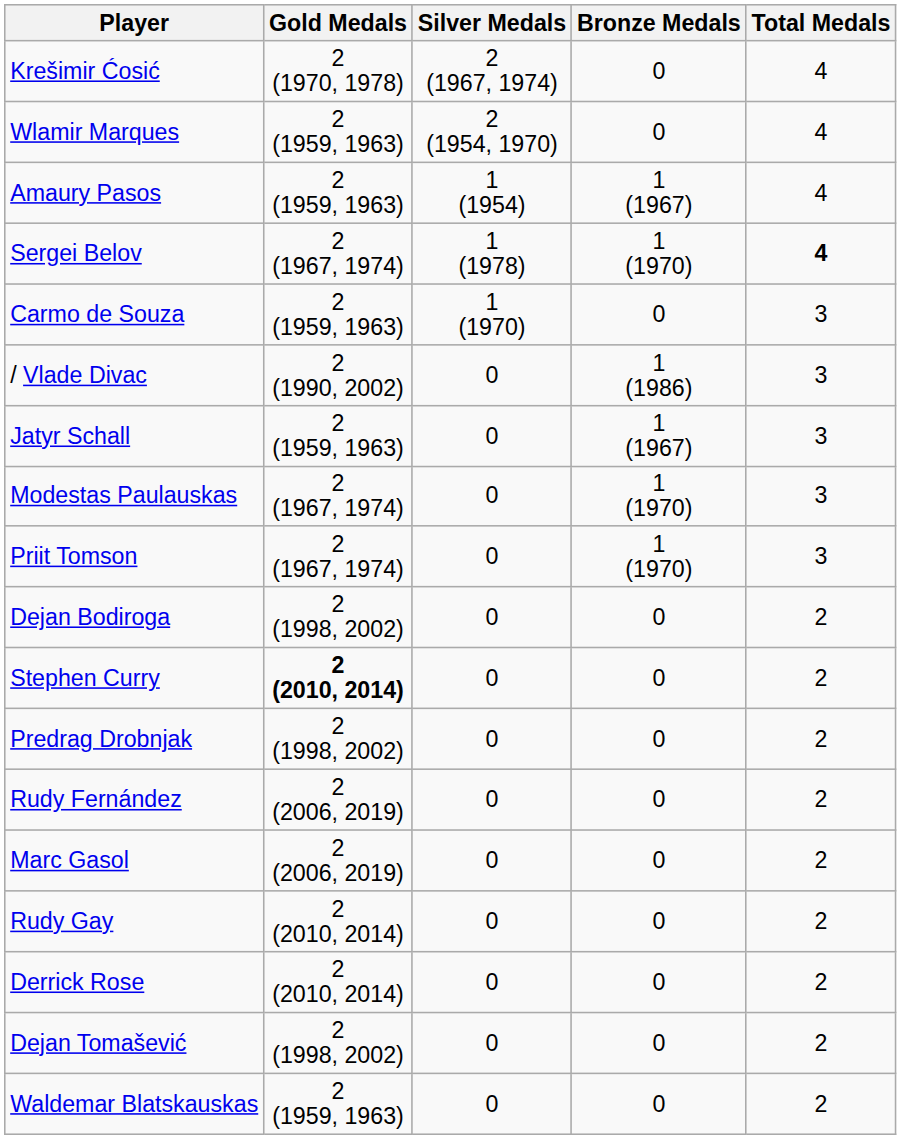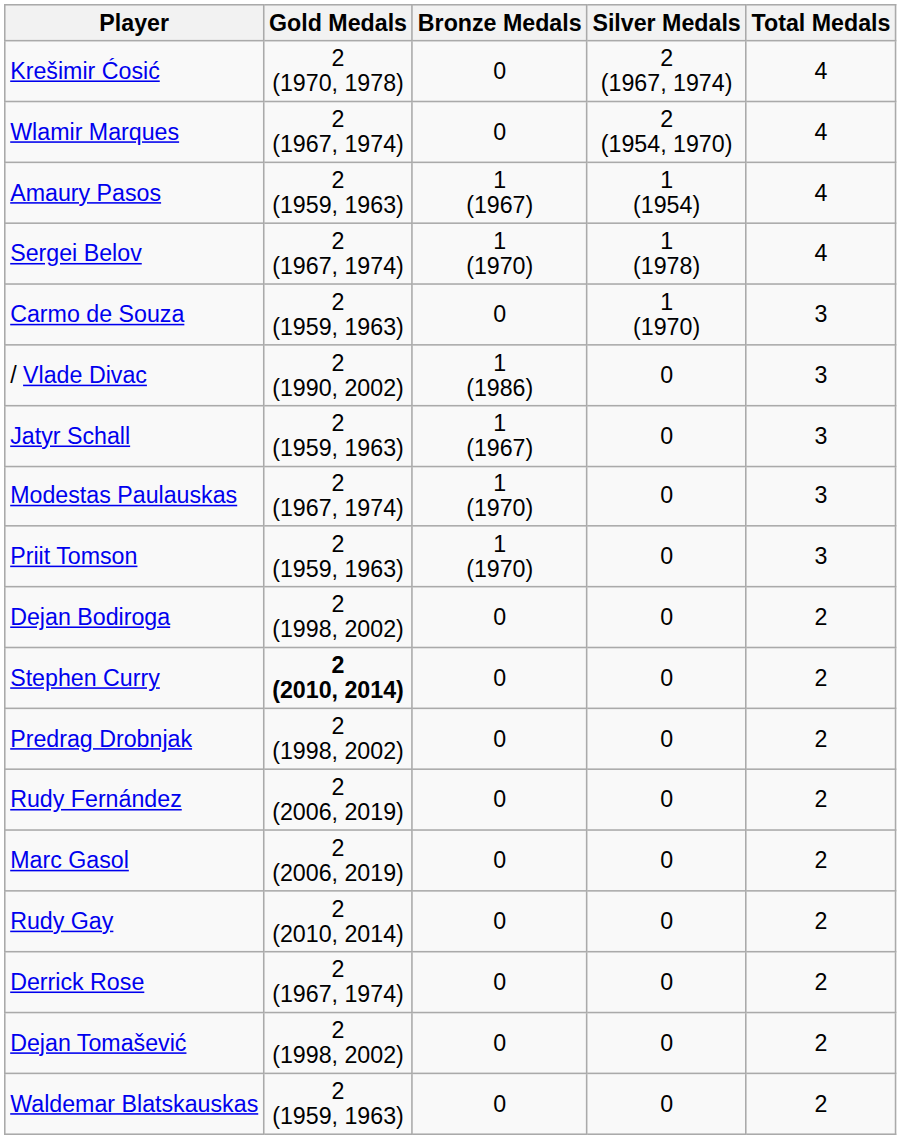columns swapped: (492, 23) <-> (659, 23)
(338, 132) 2 (1959, 1963) -> (338, 132) 2 (1967, 1974)
(821, 253) bold -> (821, 253) normal
(338, 557) 2 (1967, 1974) -> (338, 557) 2 (1959, 1963)
(338, 982) 2 (2010, 2014) -> (338, 982) 2 (1967, 1974)
